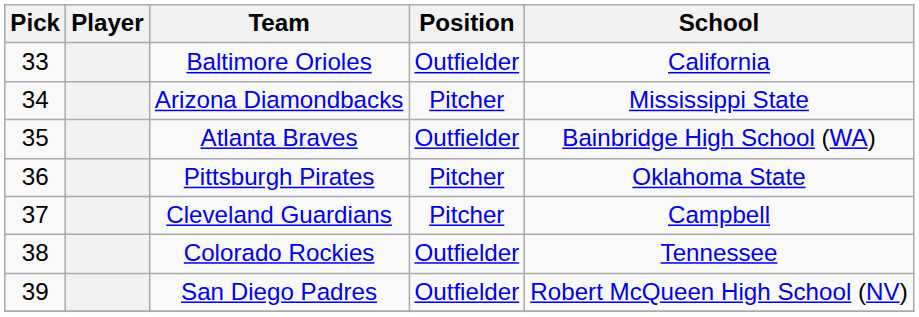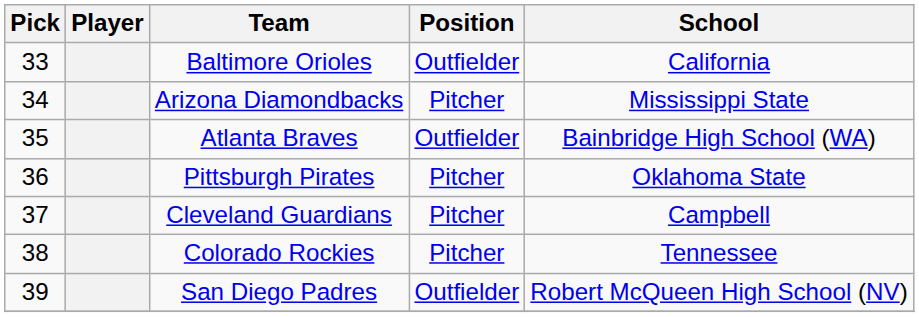(467, 253) Outfielder -> (467, 253) Pitcher
